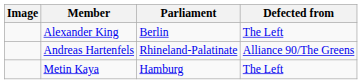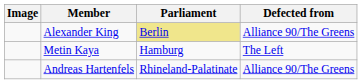(154, 32) no background -> (154, 32) khaki background
(263, 32) The Left -> (299, 32) Alliance 90/The Greens
rows swapped: (71, 69) <-> (89, 50)
